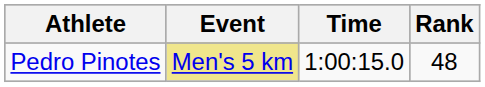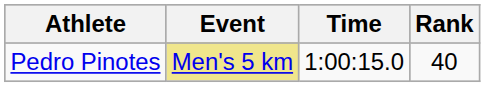(444, 62) 48 -> (444, 62) 40
